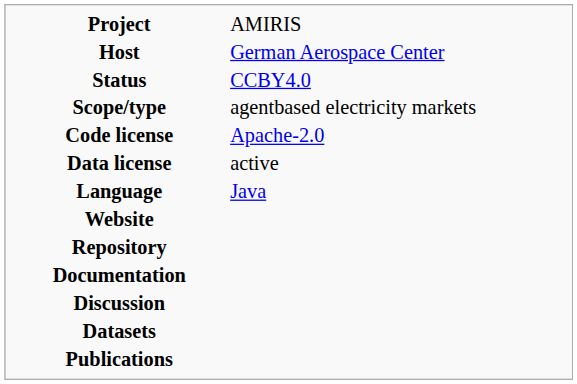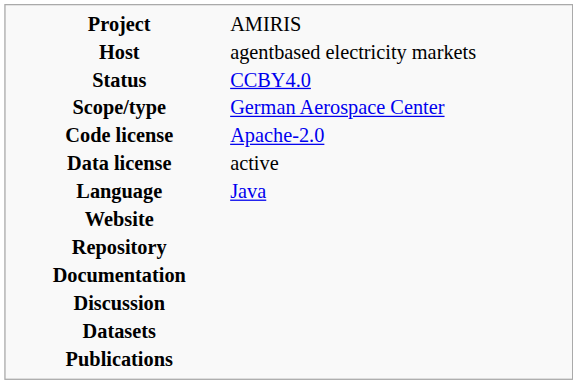(337, 52) German Aerospace Center -> (353, 52) agentbased electricity markets
(353, 108) agentbased electricity markets -> (337, 108) German Aerospace Center
